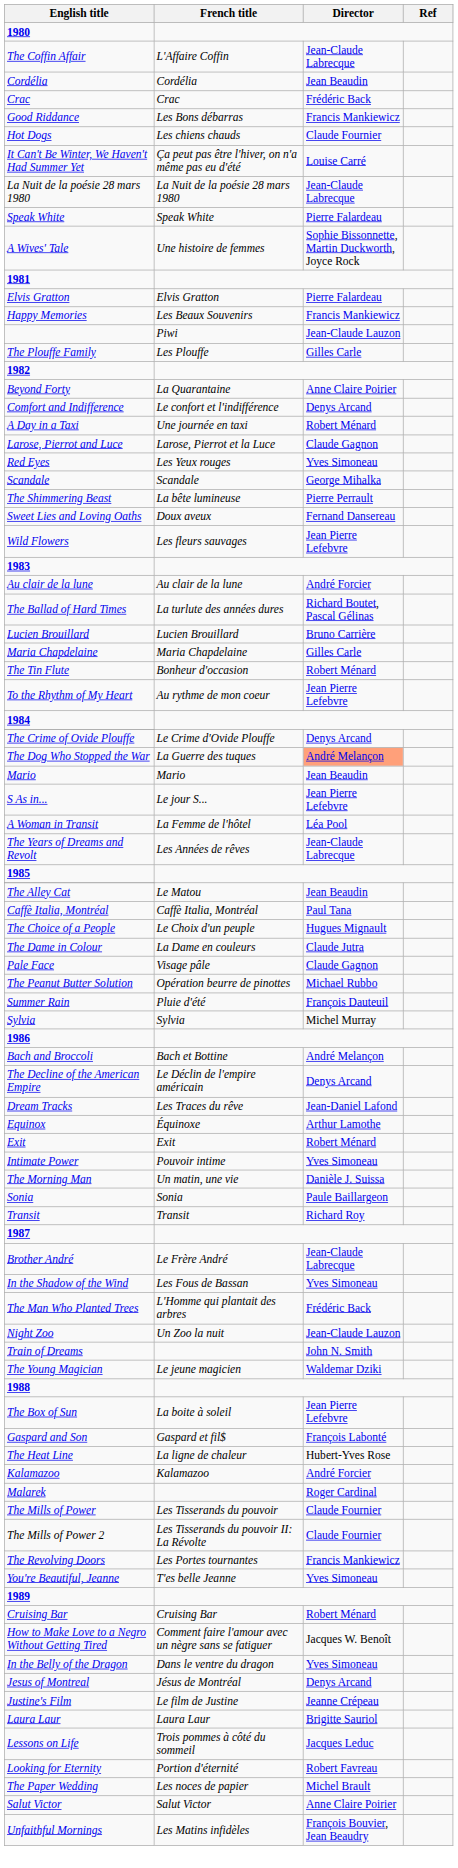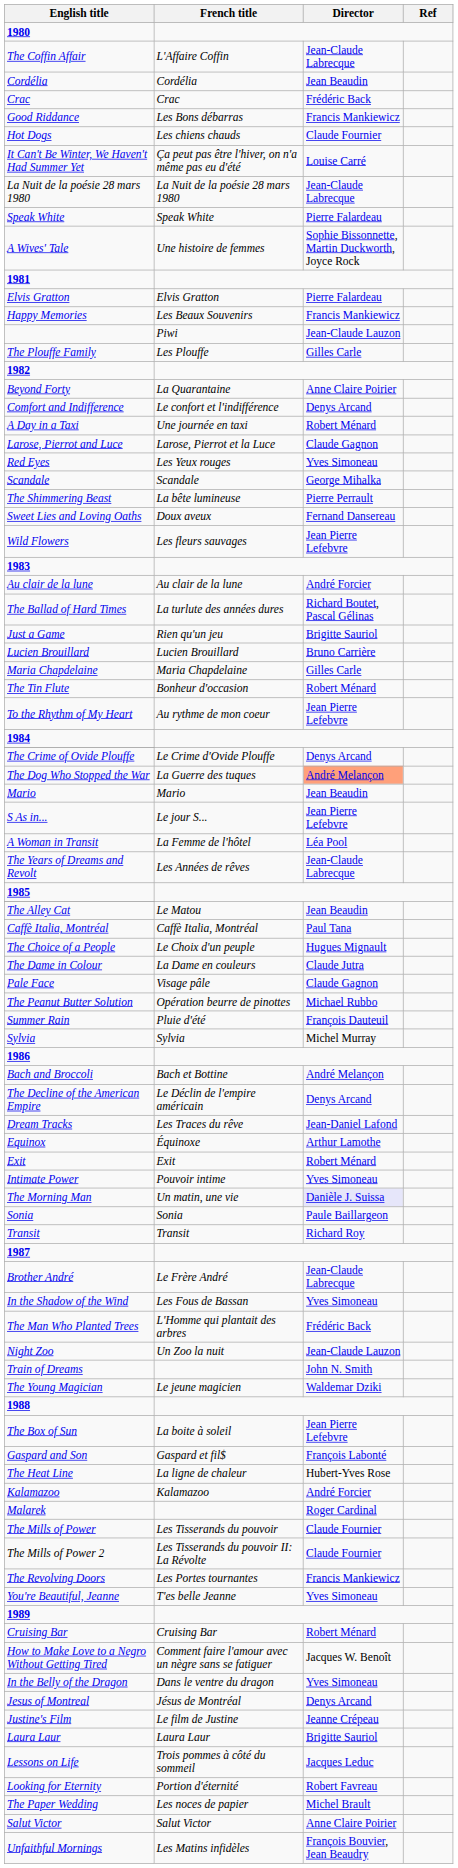+ row: (36, 634)
(345, 1179) no background -> (345, 1197) lavender background
